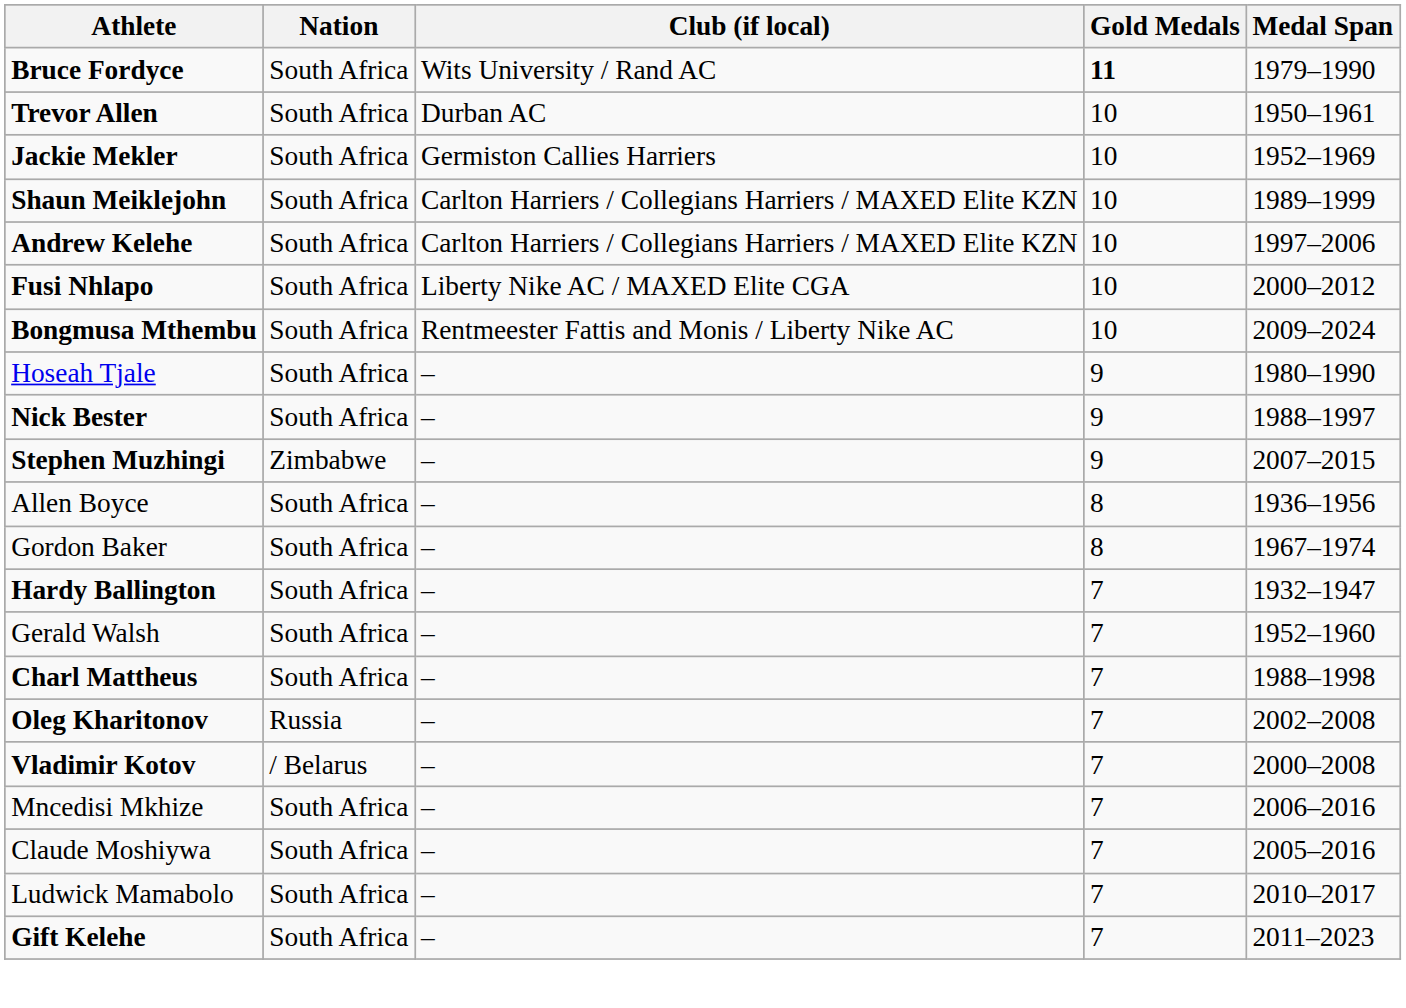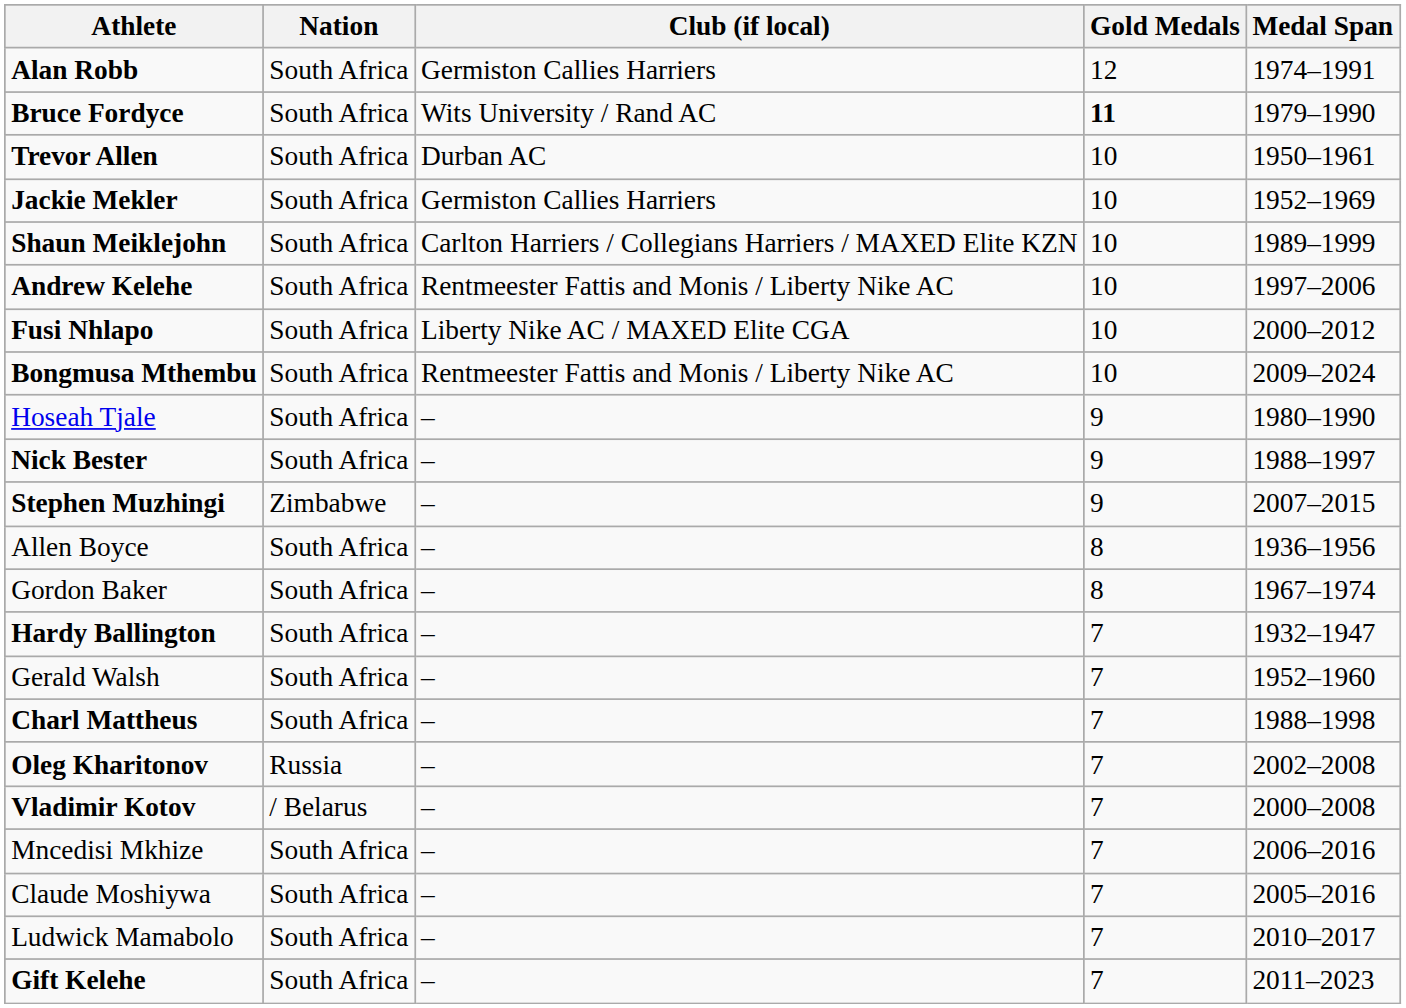+ row: (75, 69)
(749, 243) Carlton Harriers / Collegians Harriers / MAXED Elite KZN -> (687, 286) Rentmeester Fattis and Monis / Liberty Nike AC
